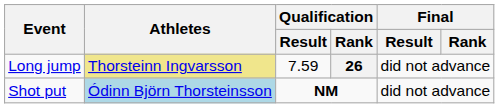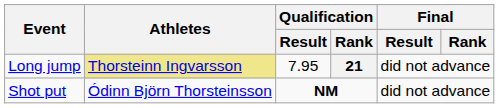(303, 66) 7.59 -> (303, 66) 7.95
(354, 66) 26 -> (354, 66) 21
(180, 91) lightblue background -> (180, 91) no background
